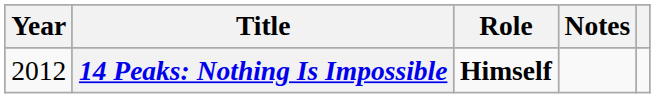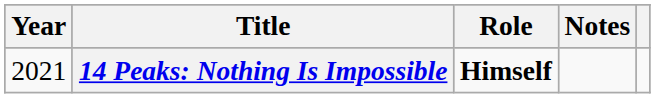(39, 69) 2012 -> (39, 69) 2021
